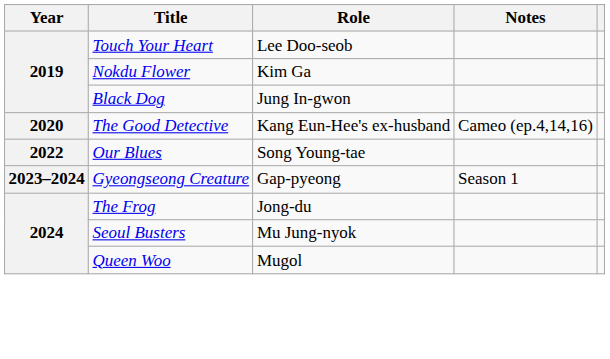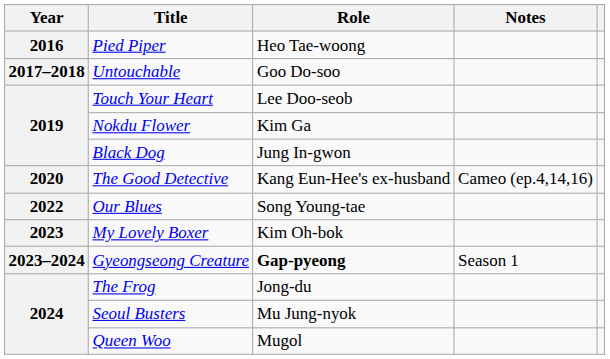+ row: (129, 44)
+ row: (136, 71)
+ row: (150, 233)
(299, 179) normal -> (301, 260) bold
